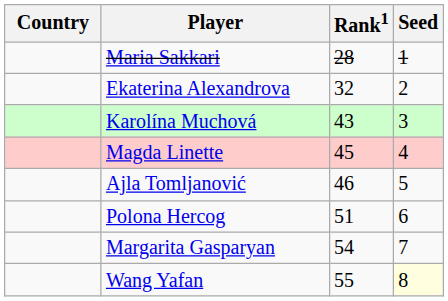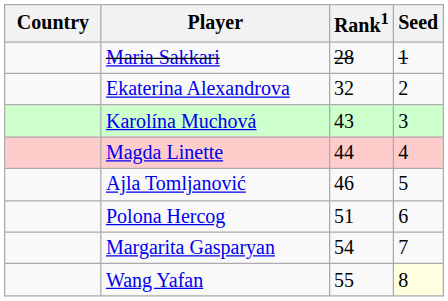(344, 152) 45 -> (344, 152) 44
